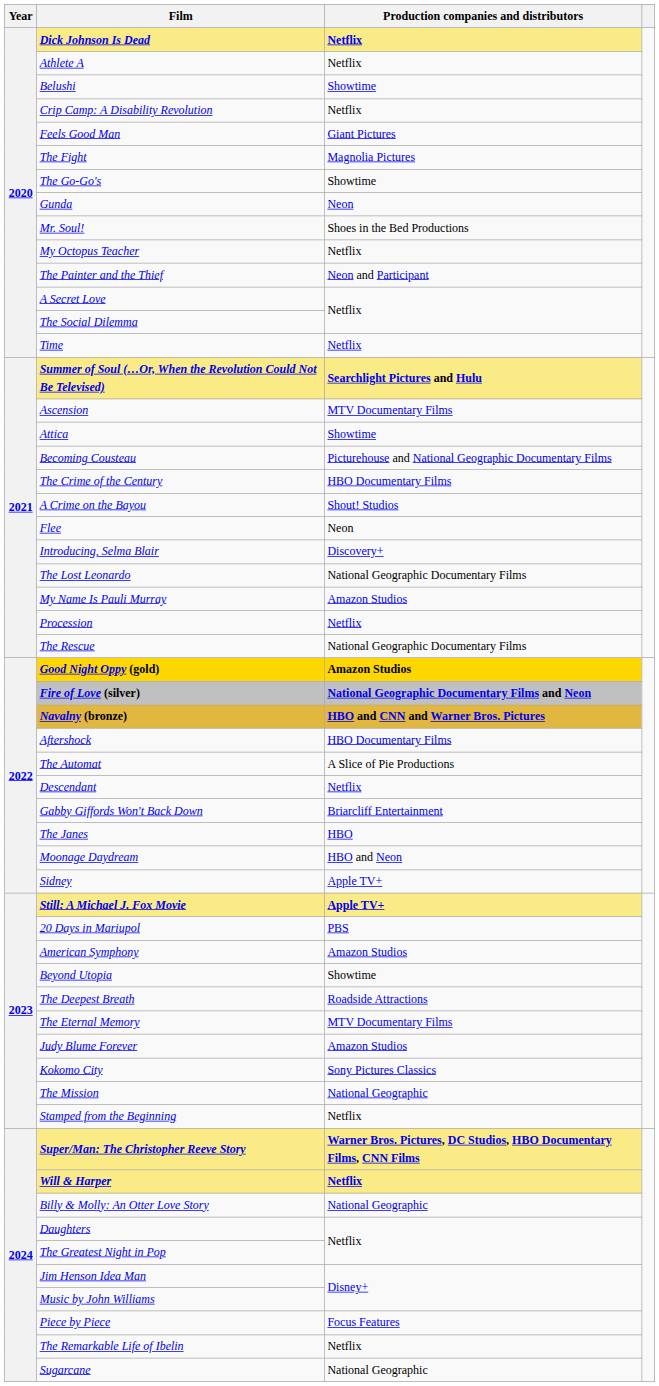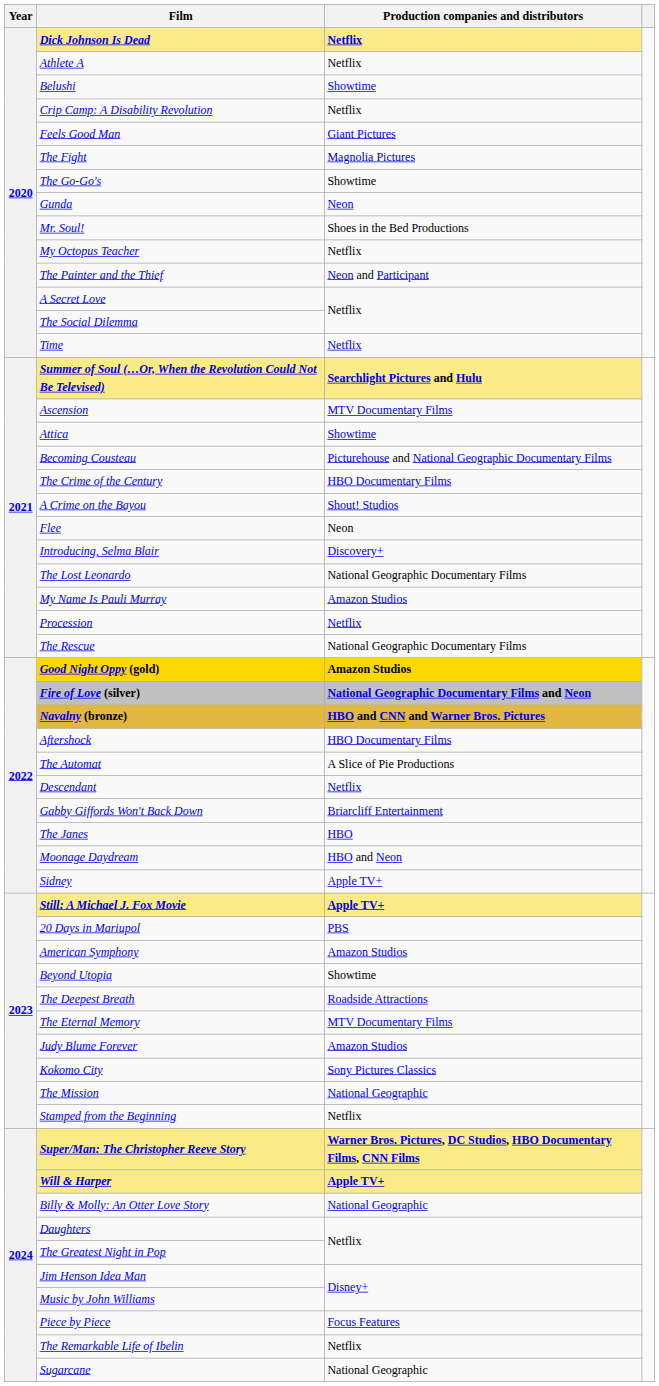(345, 1181) Netflix -> (356, 1181) Apple TV+
